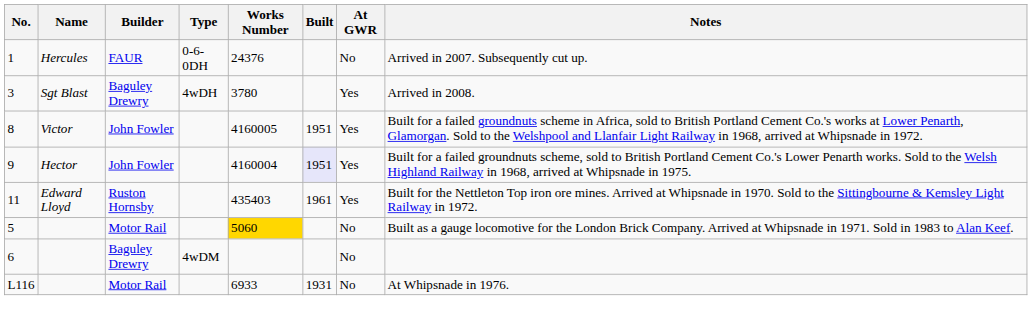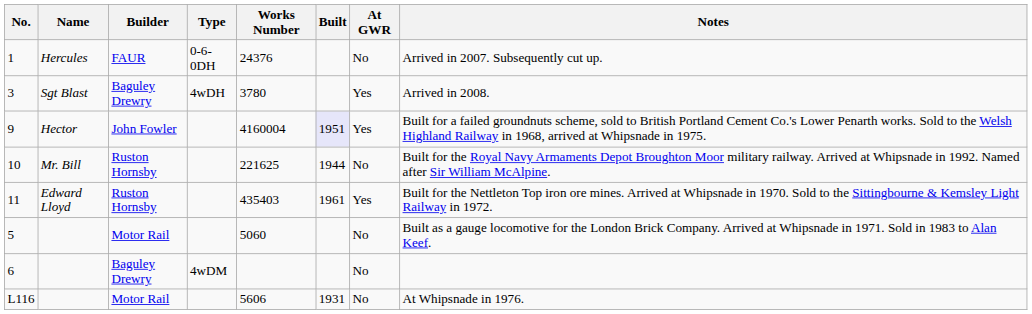- row: (11, 128)
+ row: (14, 164)
(244, 228) gold background -> (253, 235) no background
(244, 284) 6933 -> (253, 299) 5606
